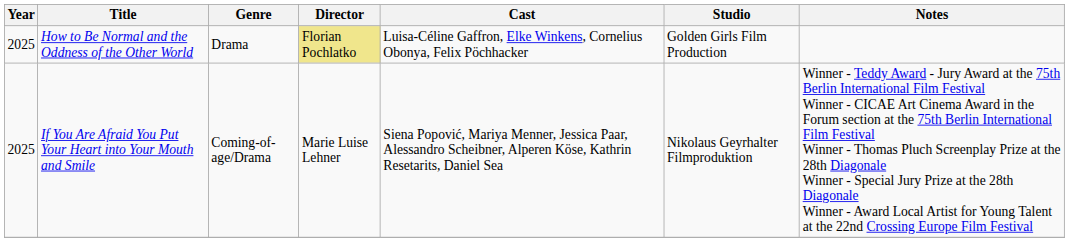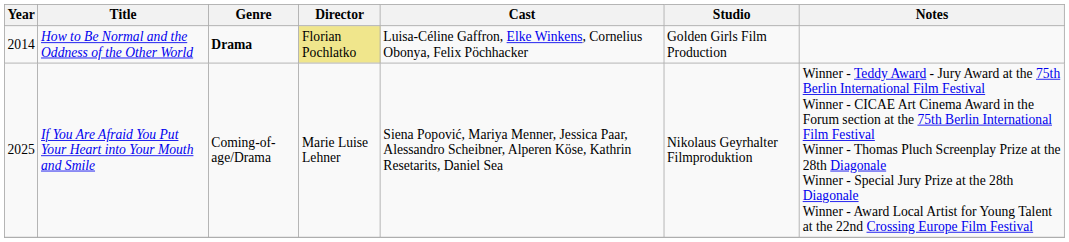(21, 44) 2025 -> (21, 44) 2014
(230, 44) normal -> (232, 44) bold
